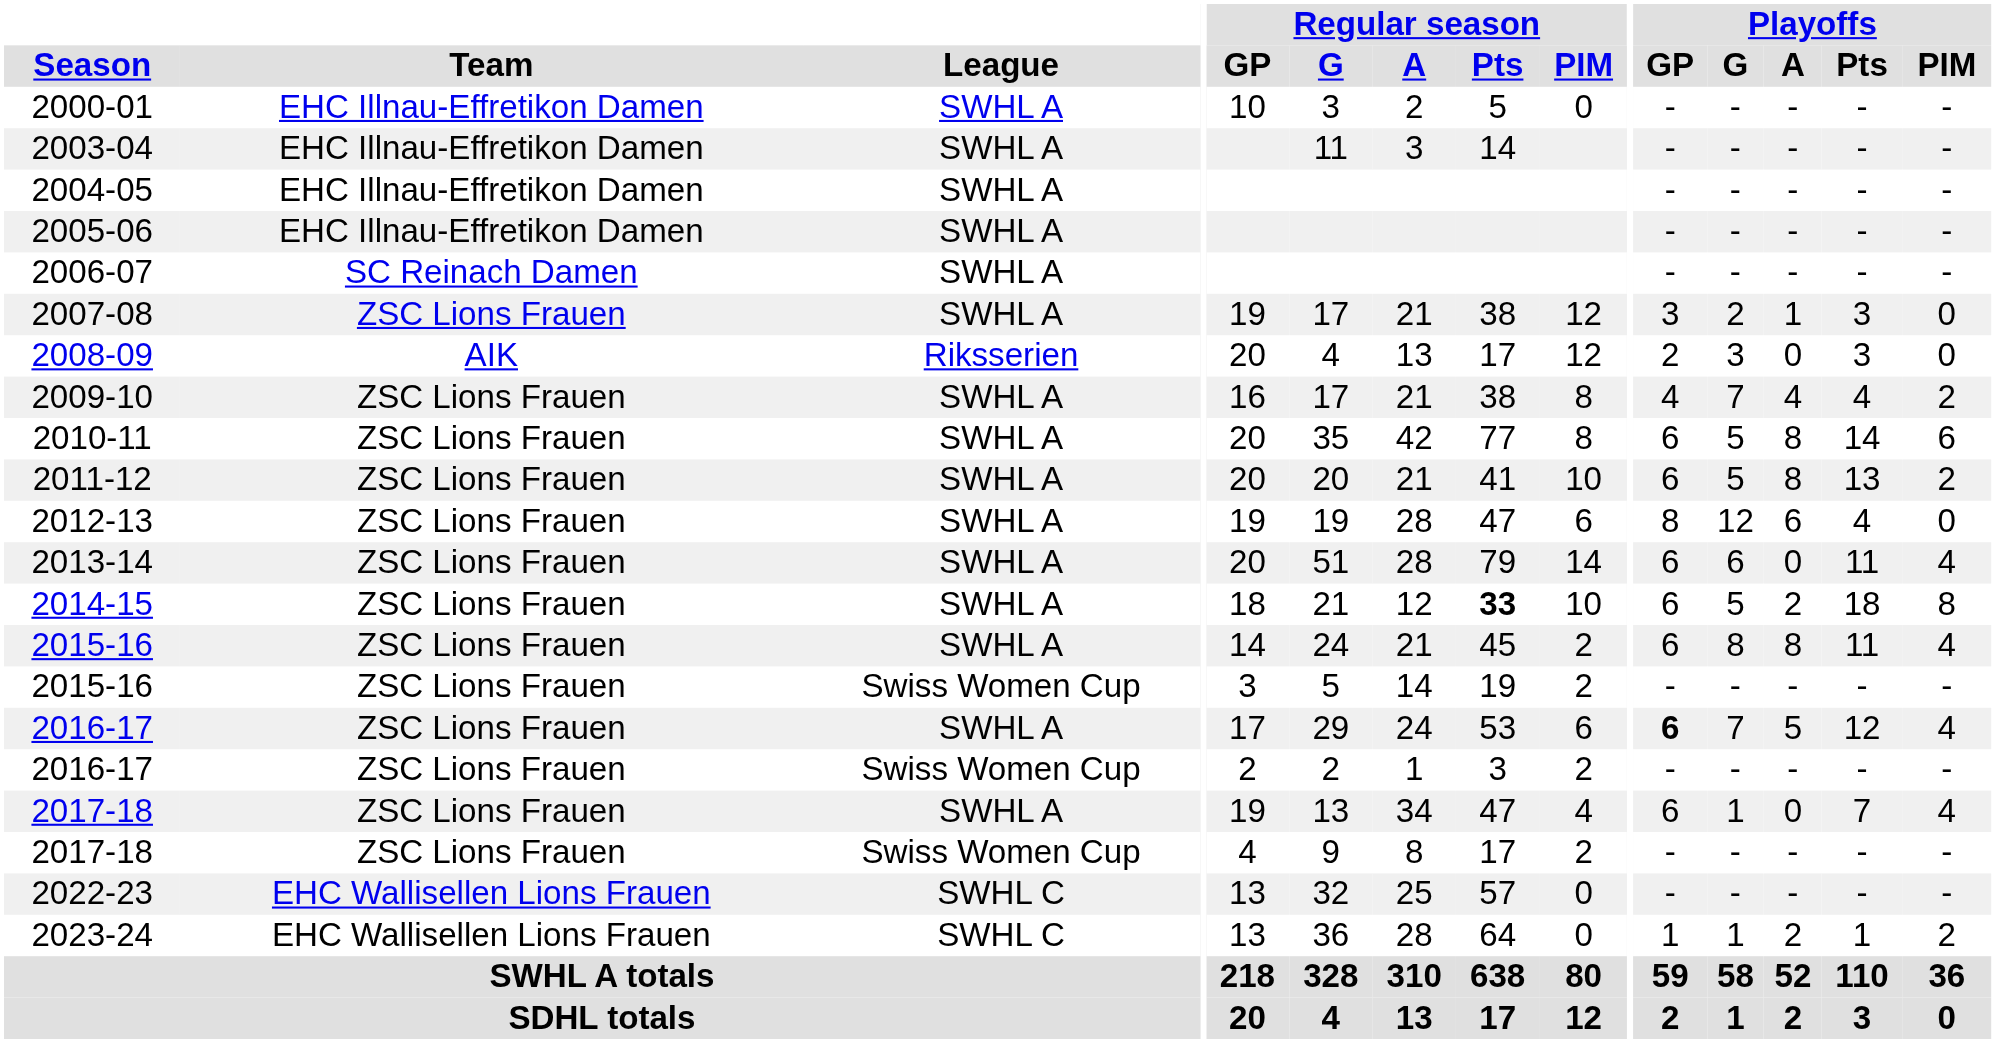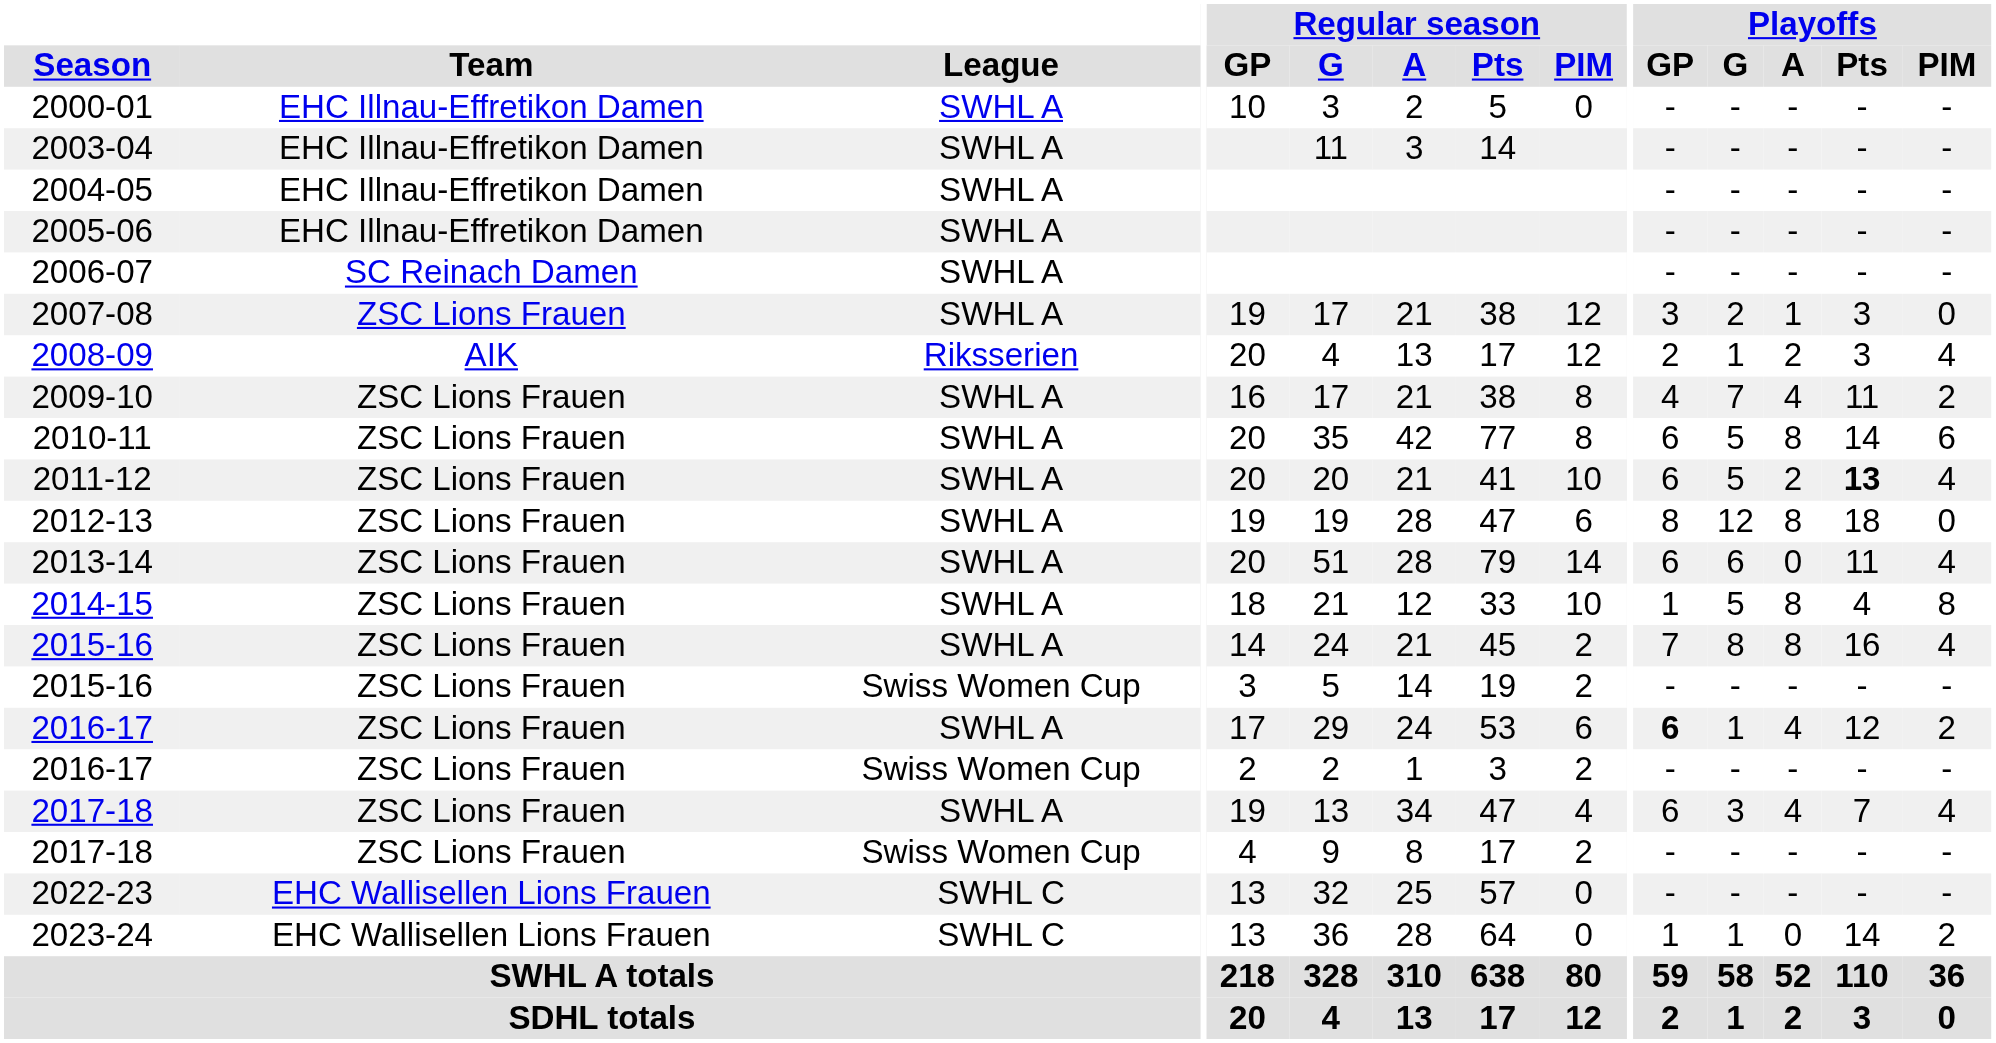(1735, 355) 3 -> (1735, 355) 1
(1793, 355) 0 -> (1793, 355) 2
(1947, 355) 0 -> (1947, 355) 4
(1862, 396) 4 -> (1862, 396) 11
(1793, 479) 8 -> (1793, 479) 2
(1862, 479) normal -> (1862, 479) bold
(1947, 479) 2 -> (1947, 479) 4
(1793, 520) 6 -> (1793, 520) 8
(1862, 520) 4 -> (1862, 520) 18
(1498, 603) bold -> (1498, 603) normal
(1670, 603) 6 -> (1670, 603) 1
(1793, 603) 2 -> (1793, 603) 8
(1862, 603) 18 -> (1862, 603) 4
(1670, 645) 6 -> (1670, 645) 7
(1862, 645) 11 -> (1862, 645) 16
(1735, 727) 7 -> (1735, 727) 1
(1793, 727) 5 -> (1793, 727) 4
(1947, 727) 4 -> (1947, 727) 2
(1735, 810) 1 -> (1735, 810) 3
(1793, 810) 0 -> (1793, 810) 4
(1793, 934) 2 -> (1793, 934) 0
(1862, 934) 1 -> (1862, 934) 14
